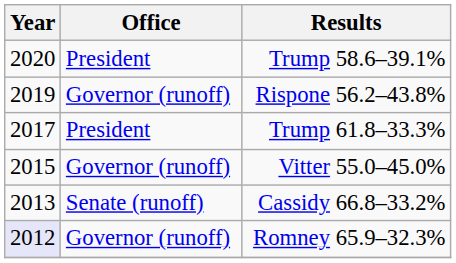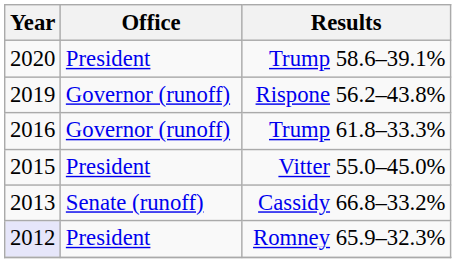(33, 130) 2017 -> (33, 130) 2016
(108, 130) President -> (148, 130) Governor (runoff)
(148, 166) Governor (runoff) -> (108, 166) President
(148, 238) Governor (runoff) -> (108, 238) President
